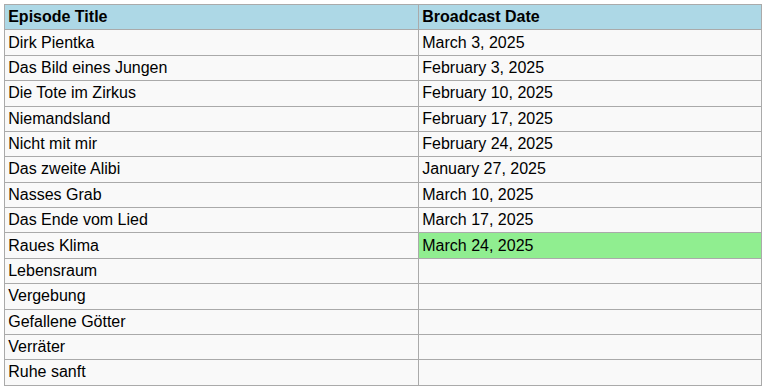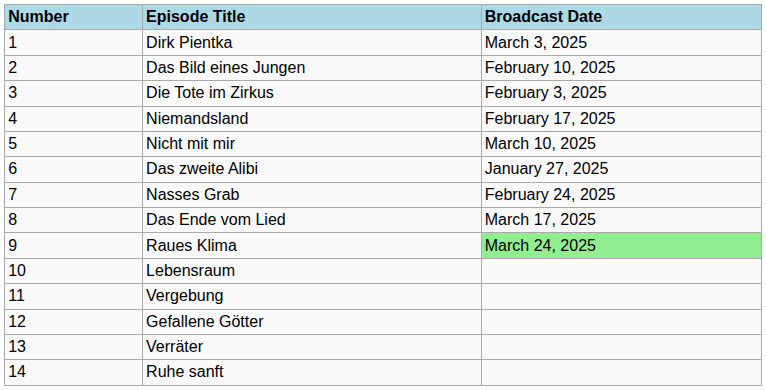+ column: (38, 17)
(483, 67) February 3, 2025 -> (550, 67) February 10, 2025
(488, 93) February 10, 2025 -> (546, 93) February 3, 2025
(488, 144) February 24, 2025 -> (540, 144) March 10, 2025
(478, 194) March 10, 2025 -> (550, 194) February 24, 2025
